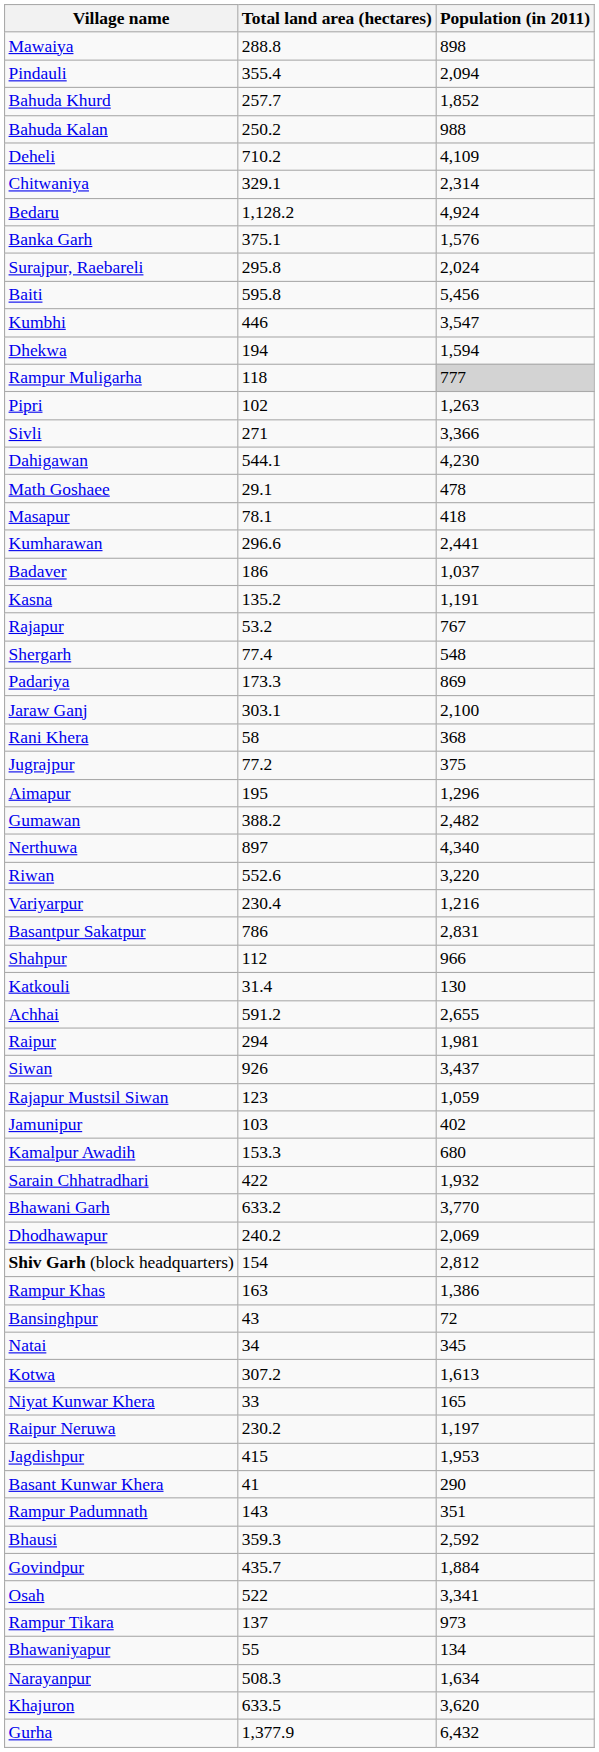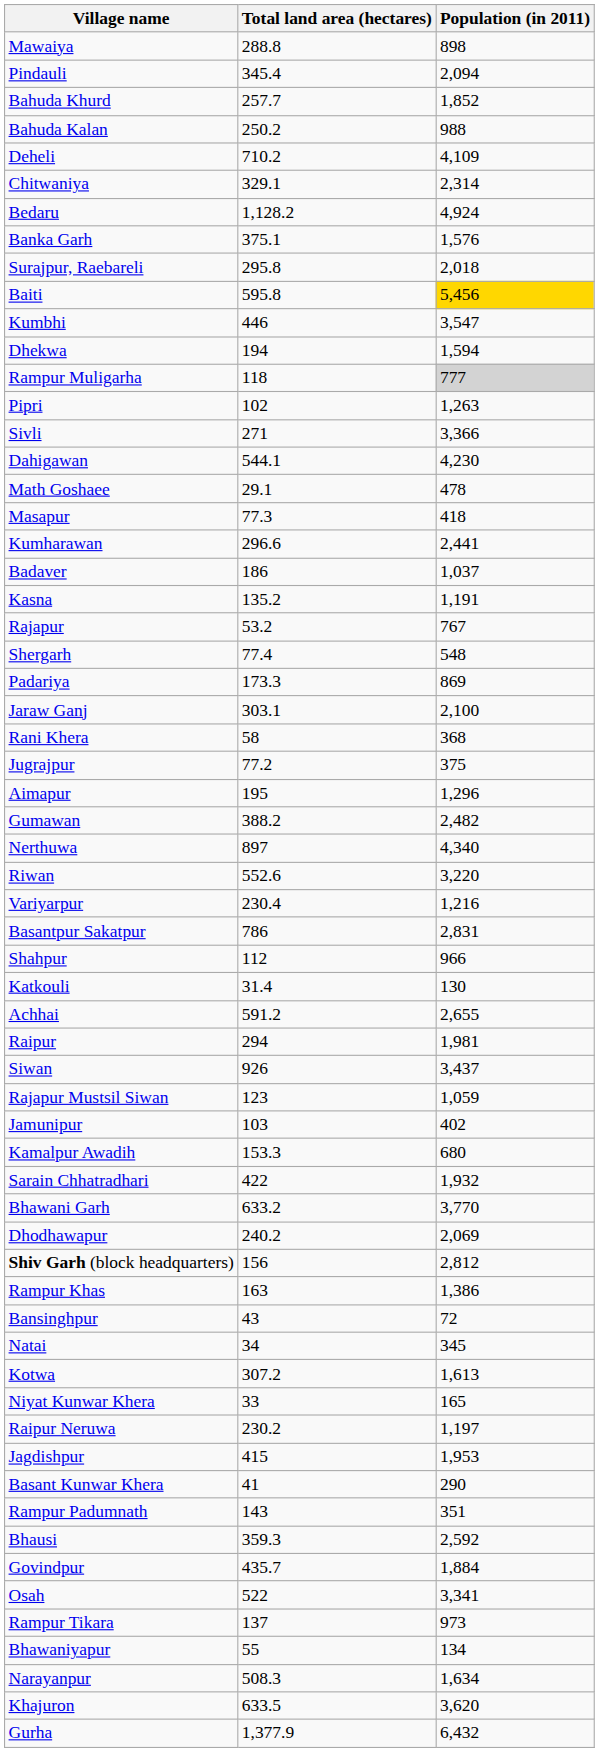(261, 73) 355.4 -> (261, 73) 345.4
(460, 267) 2,024 -> (460, 267) 2,018
(460, 294) no background -> (460, 294) gold background
(257, 516) 78.1 -> (257, 516) 77.3
(255, 1262) 154 -> (255, 1262) 156
